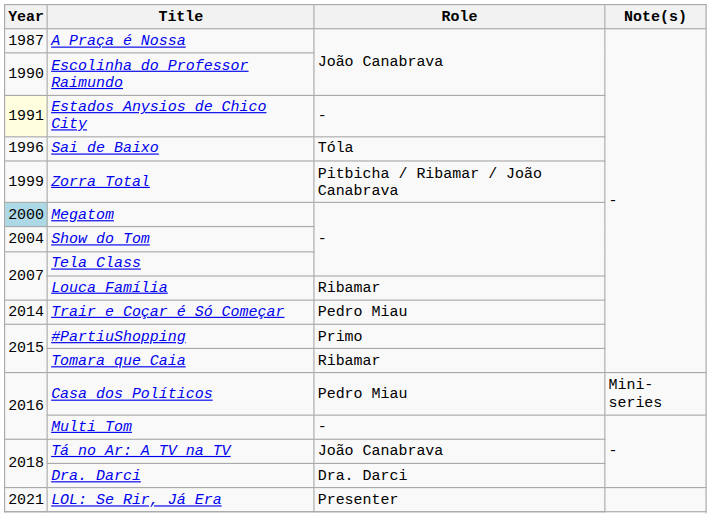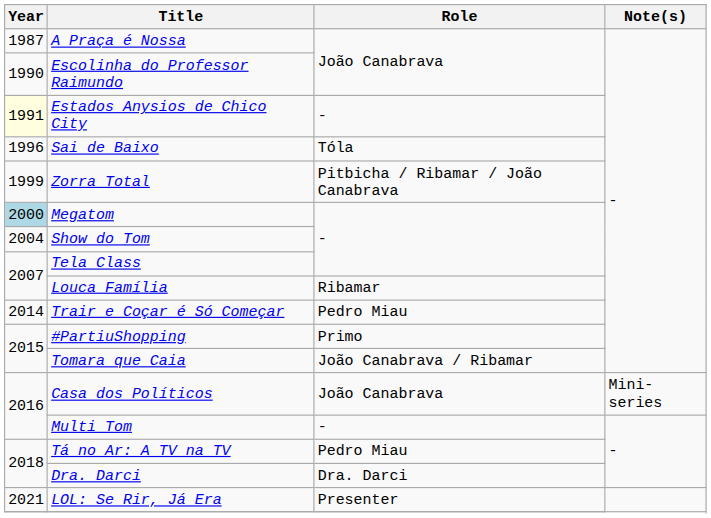(349, 361) Ribamar -> (425, 361) João Canabrava / Ribamar
(363, 394) Pedro Miau -> (380, 394) João Canabrava
(380, 451) João Canabrava -> (363, 451) Pedro Miau
